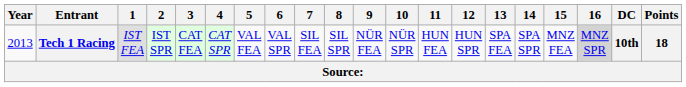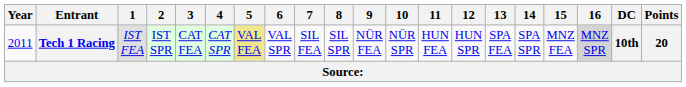(20, 42) 2013 -> (20, 42) 2011
(249, 42) no background -> (249, 42) khaki background
(661, 42) 18 -> (661, 42) 20
